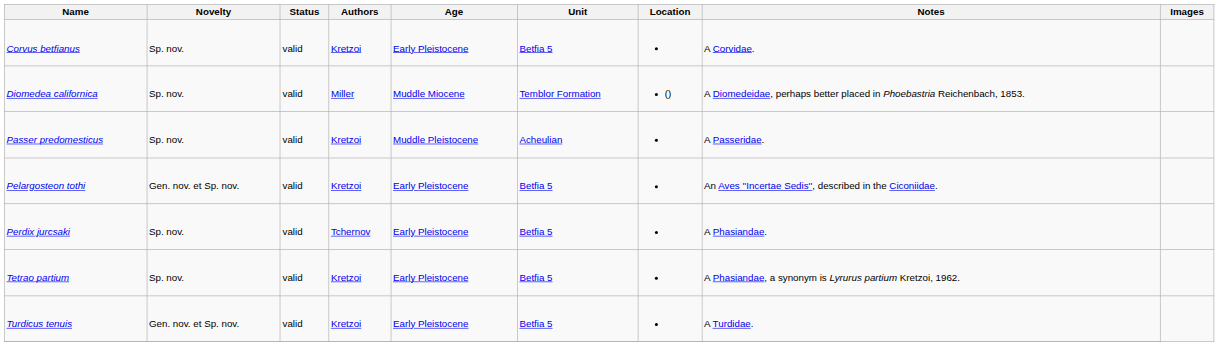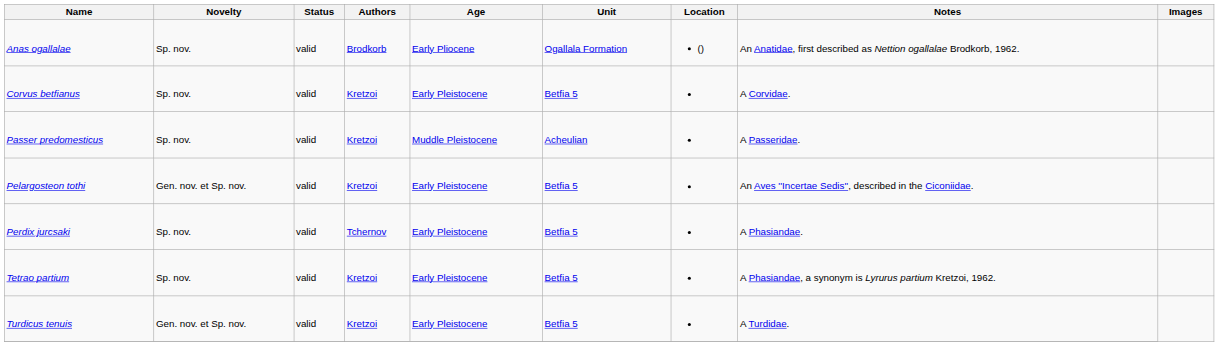+ row: (39, 48)
- row: (52, 94)
